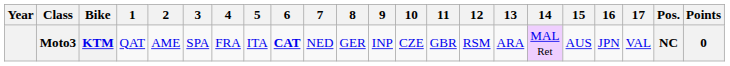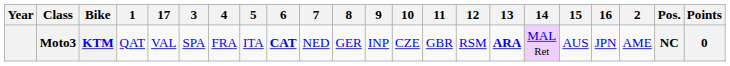columns swapped: (166, 14) <-> (638, 14)
(510, 43) normal -> (507, 43) bold
